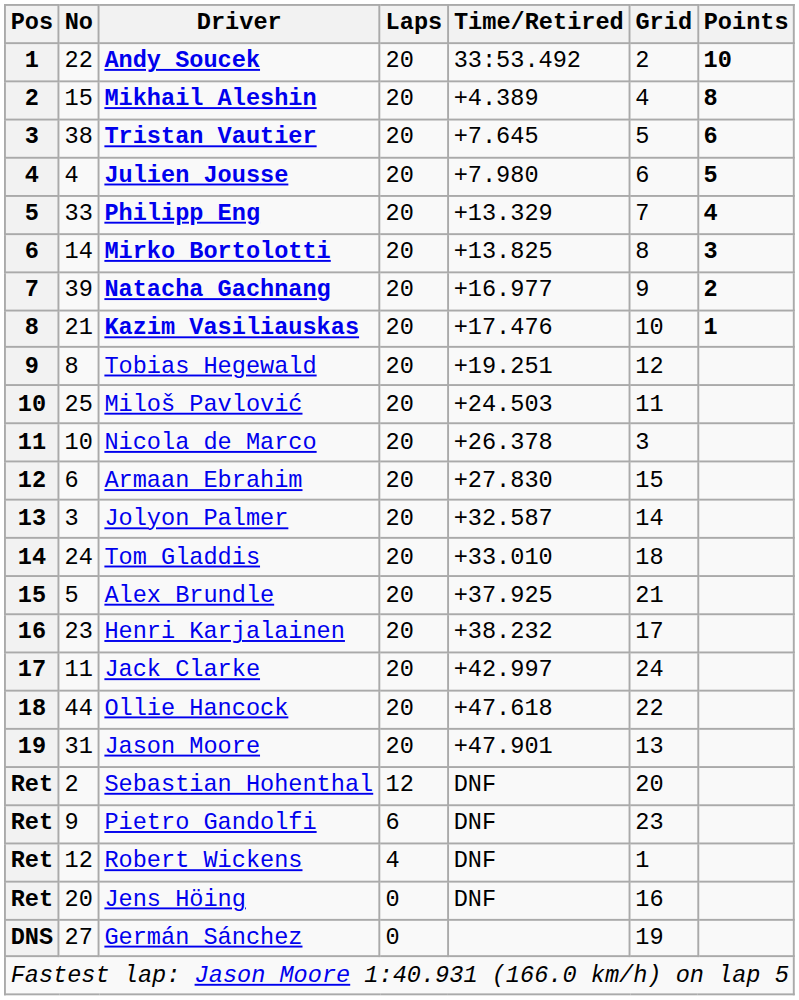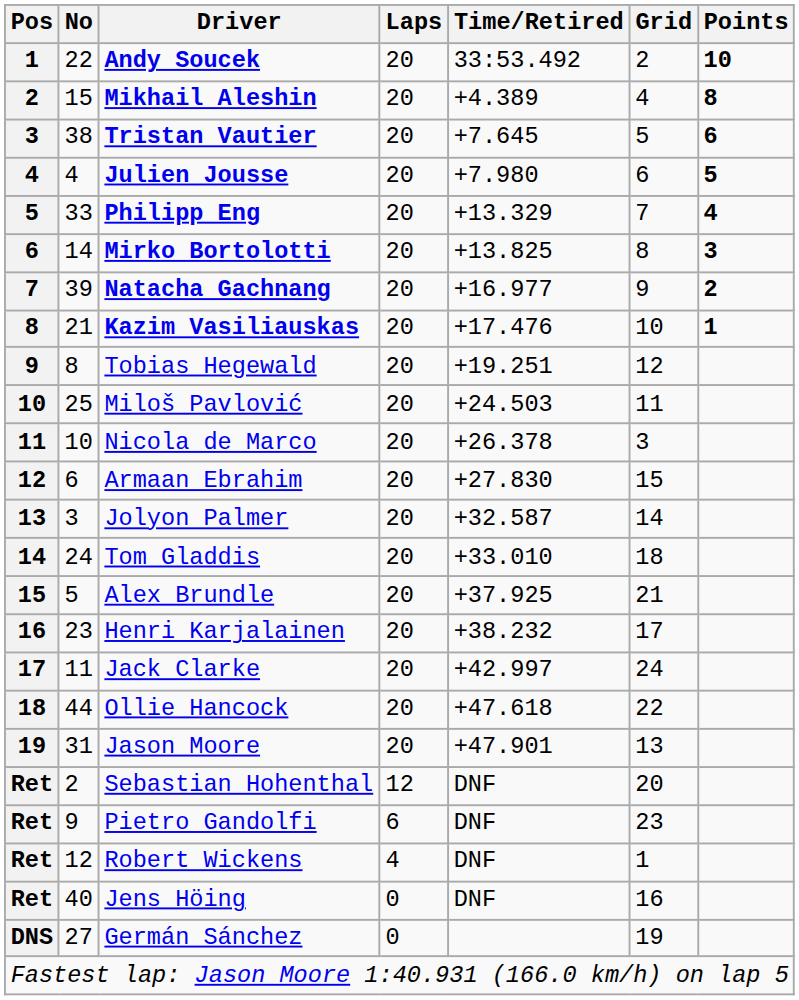(79, 900) 20 -> (79, 900) 40
